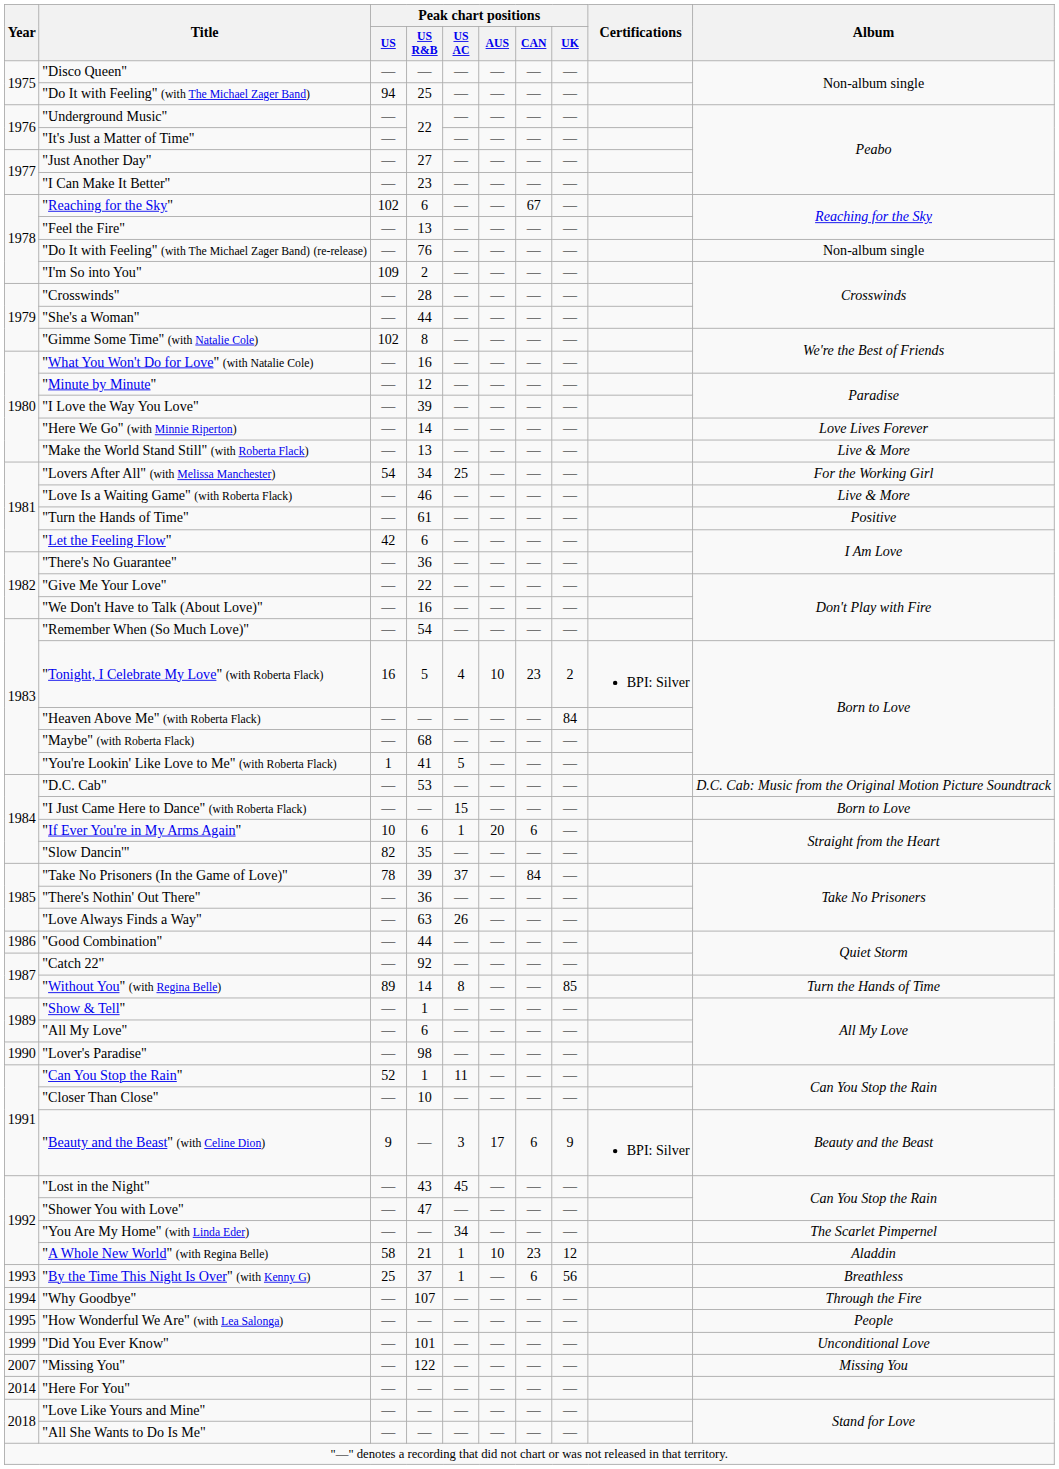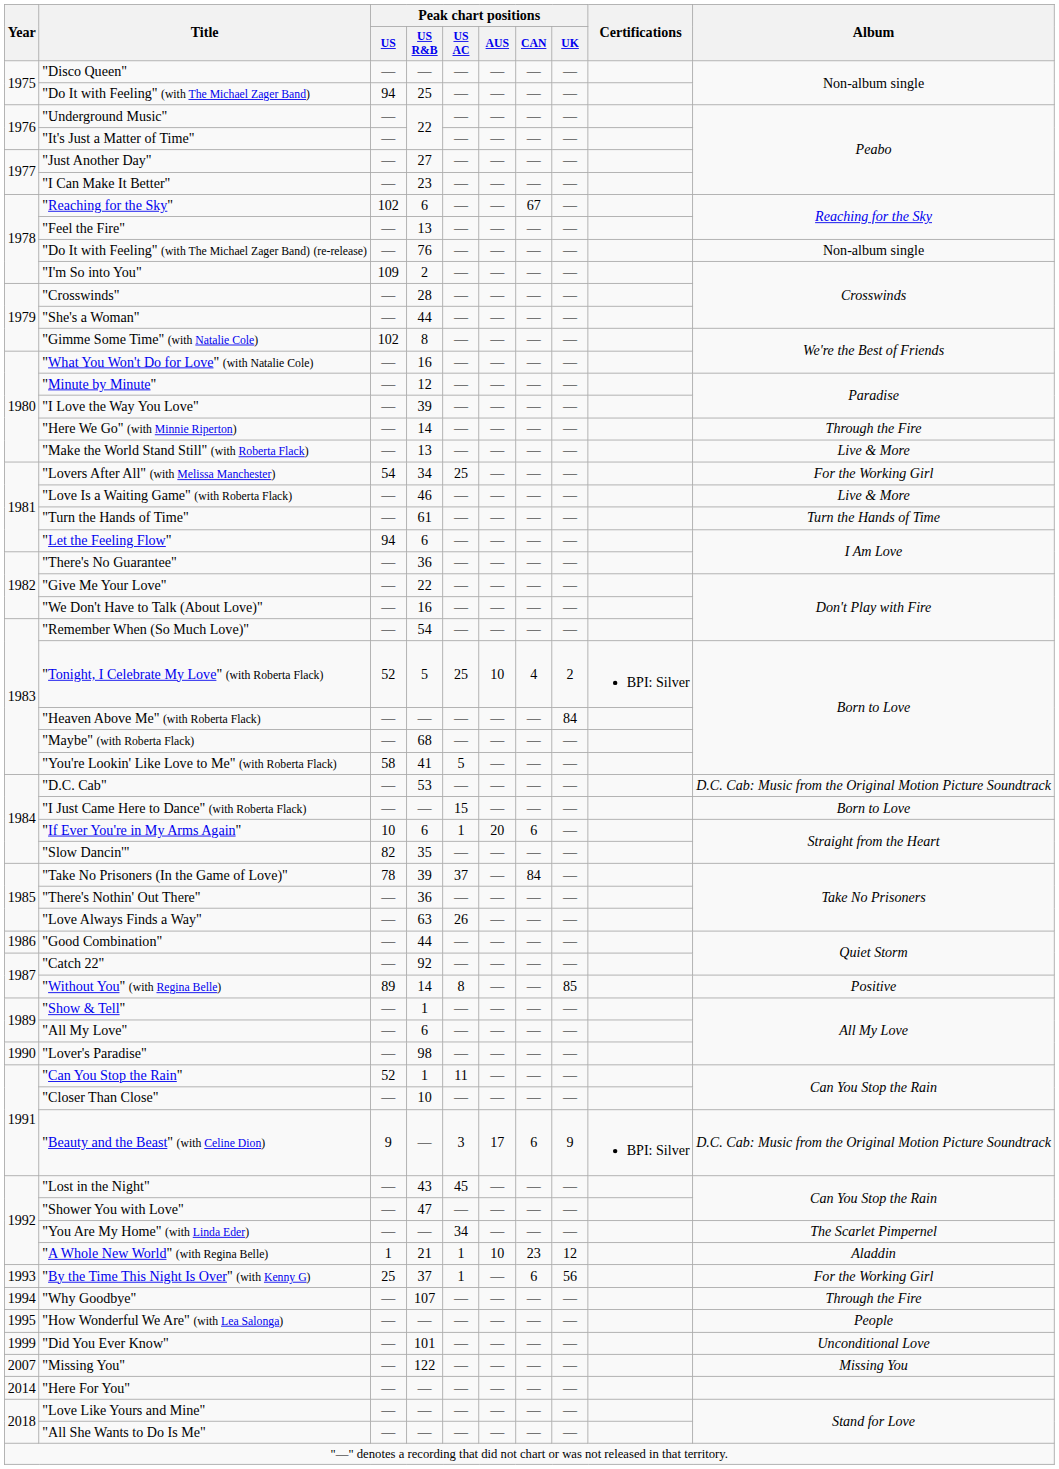(874, 428) Love Lives Forever -> (874, 428) Through the Fire
(874, 518) Positive -> (874, 518) Turn the Hands of Time
(388, 540) 42 -> (388, 540) 94
(388, 674) 16 -> (388, 674) 52
(461, 674) 4 -> (461, 674) 25
(534, 674) 23 -> (534, 674) 4
(388, 763) 1 -> (388, 763) 58
(874, 986) Turn the Hands of Time -> (874, 986) Positive
(874, 1142) Beauty and the Beast -> (874, 1142) D.C. Cab: Music from the Original Motion Picture Soundtrack
(388, 1253) 58 -> (388, 1253) 1
(874, 1276) Breathless -> (874, 1276) For the Working Girl
